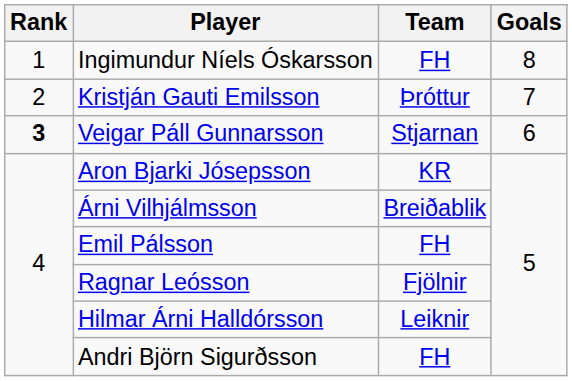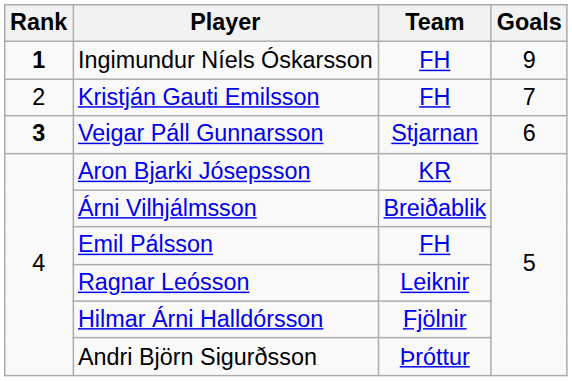(39, 60) normal -> (39, 60) bold
(529, 60) 8 -> (529, 60) 9
(435, 97) Þróttur -> (435, 97) FH
(435, 282) Fjölnir -> (435, 282) Leiknir
(435, 319) Leiknir -> (435, 319) Fjölnir
(435, 356) FH -> (435, 356) Þróttur
